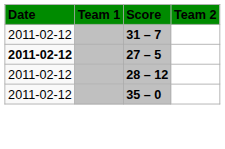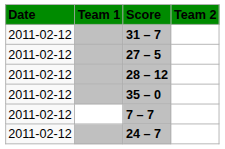(40, 54) bold -> (40, 54) normal
+ row: (140, 114)
+ row: (144, 134)
